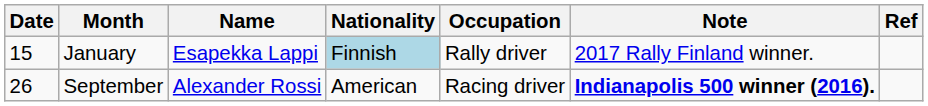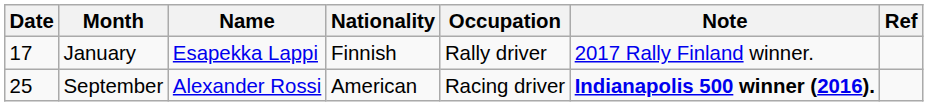(21, 53) 15 -> (21, 53) 17
(364, 53) lightblue background -> (364, 53) no background
(21, 85) 26 -> (21, 85) 25
